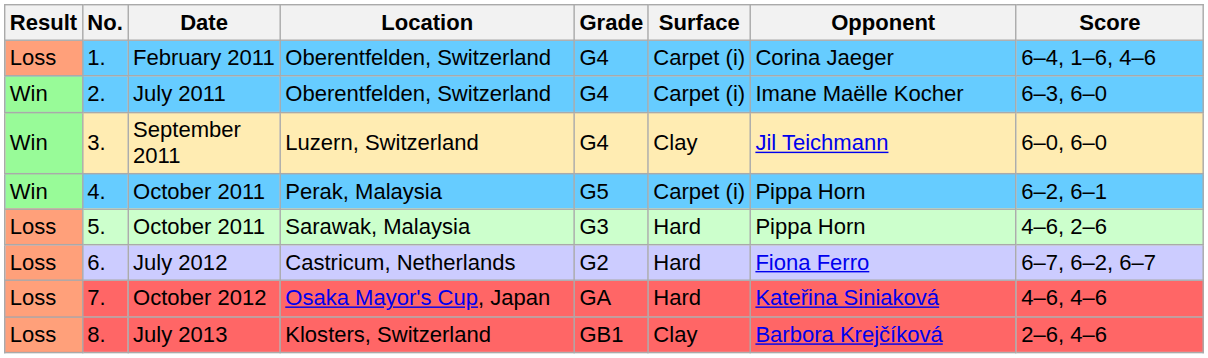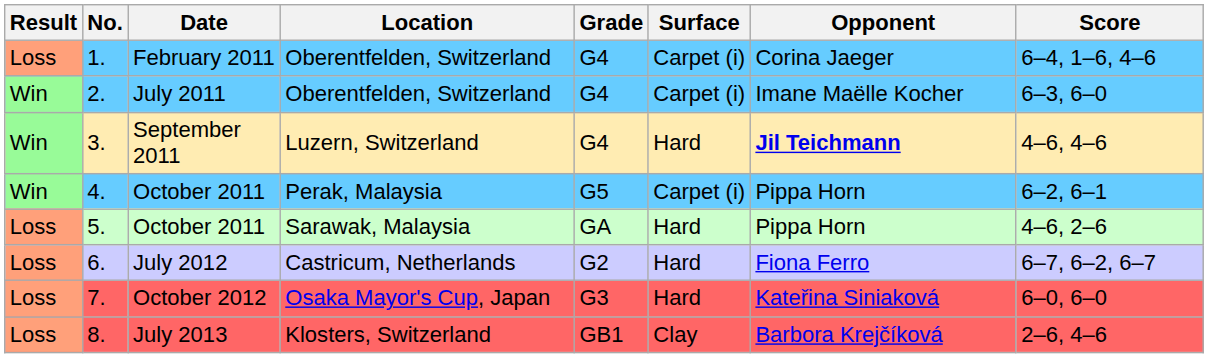(675, 141) Clay -> (677, 141) Hard
(822, 141) normal -> (828, 141) bold
(1064, 141) 6–0, 6–0 -> (1064, 141) 4–6, 4–6
(594, 226) G3 -> (595, 226) GA
(595, 297) GA -> (594, 297) G3
(1064, 297) 4–6, 4–6 -> (1064, 297) 6–0, 6–0
